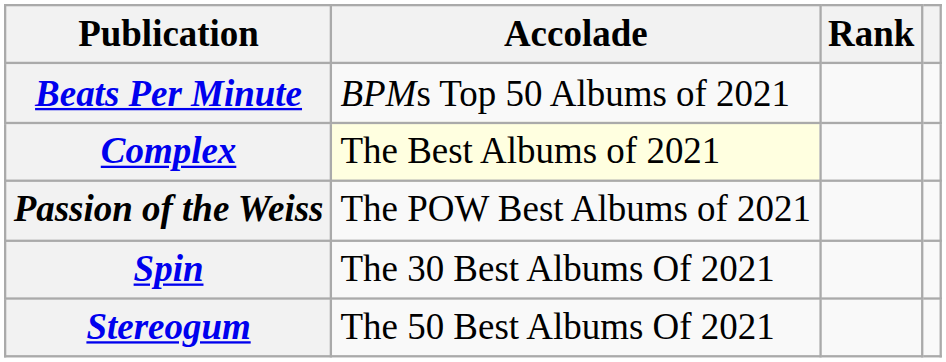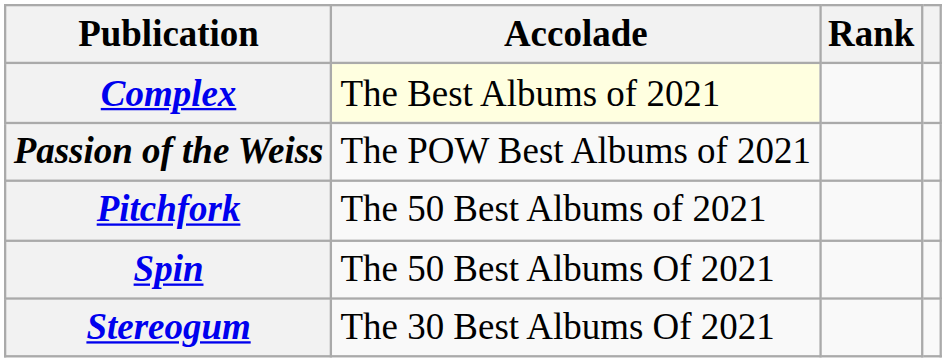- row: (169, 92)
+ row: (169, 209)
(558, 268) The 30 Best Albums Of 2021 -> (558, 268) The 50 Best Albums Of 2021
(558, 326) The 50 Best Albums Of 2021 -> (558, 326) The 30 Best Albums Of 2021
